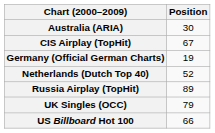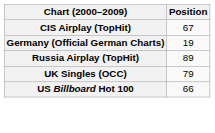- row: (85, 27)
- row: (85, 74)
